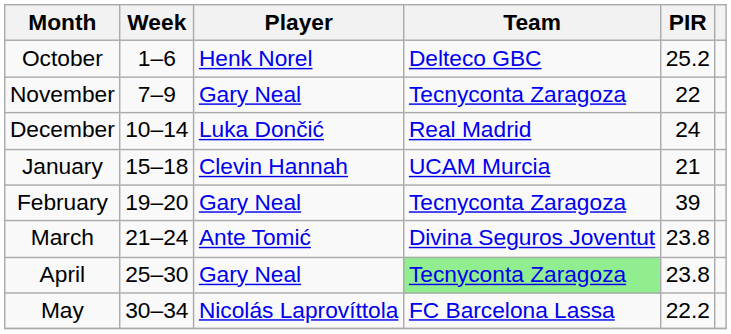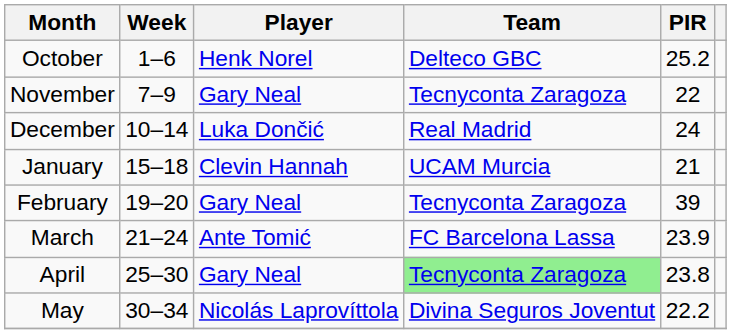(532, 238) Divina Seguros Joventut -> (512, 238) FC Barcelona Lassa
(688, 238) 23.8 -> (688, 238) 23.9
(512, 310) FC Barcelona Lassa -> (532, 310) Divina Seguros Joventut
